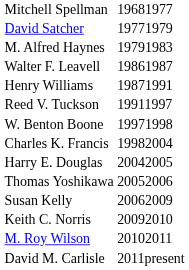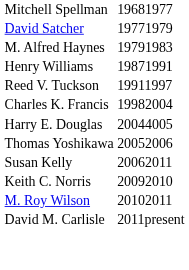- row: (52, 66)
- row: (54, 124)
(145, 162) 20042005 -> (145, 124) 20044005
(145, 200) 20062009 -> (145, 162) 20062011
